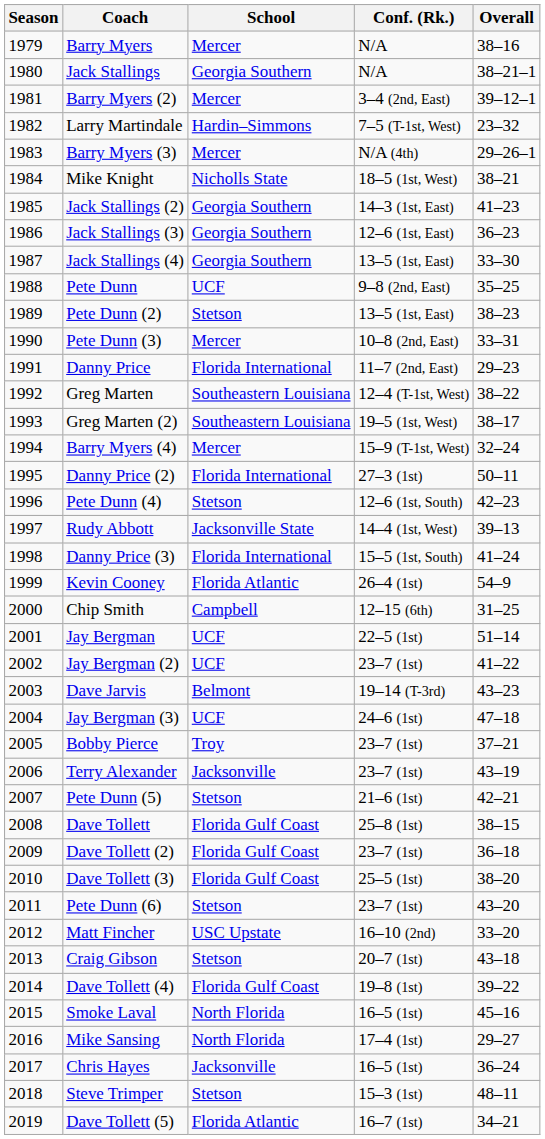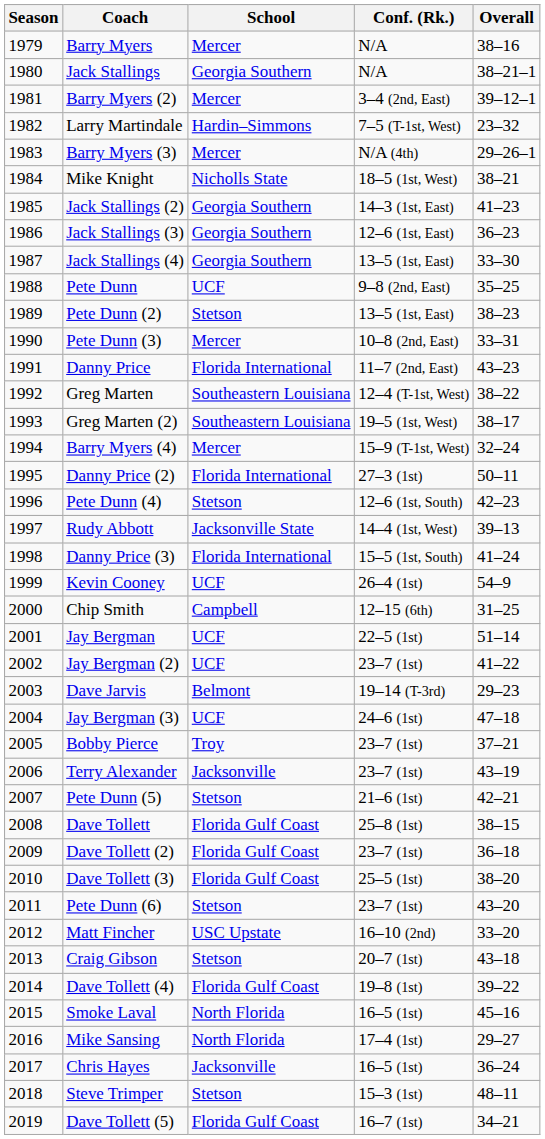(498, 367) 29–23 -> (498, 367) 43–23
(245, 582) Florida Atlantic -> (208, 582) UCF
(498, 690) 43–23 -> (498, 690) 29–23
(245, 1120) Florida Atlantic -> (255, 1120) Florida Gulf Coast
